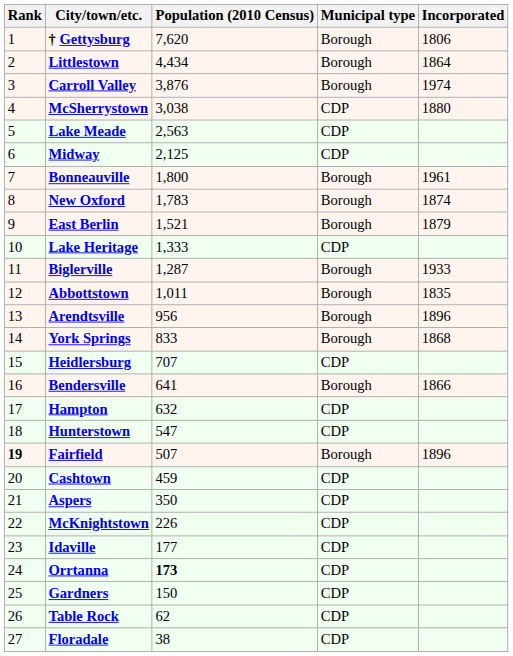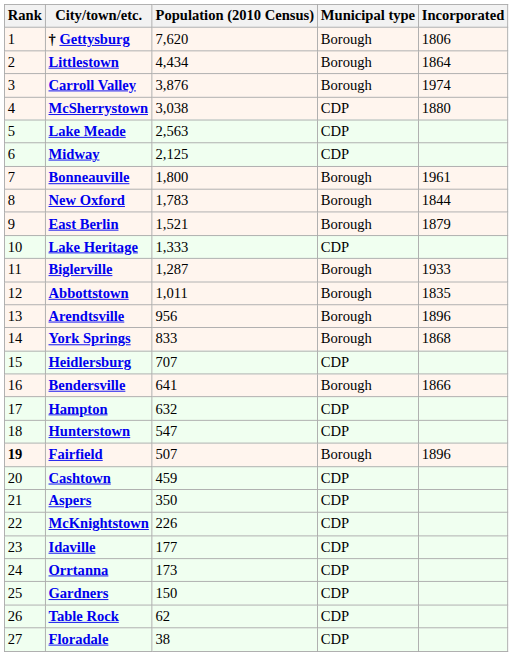(436, 200) 1874 -> (436, 200) 1844
(166, 570) bold -> (166, 570) normal
